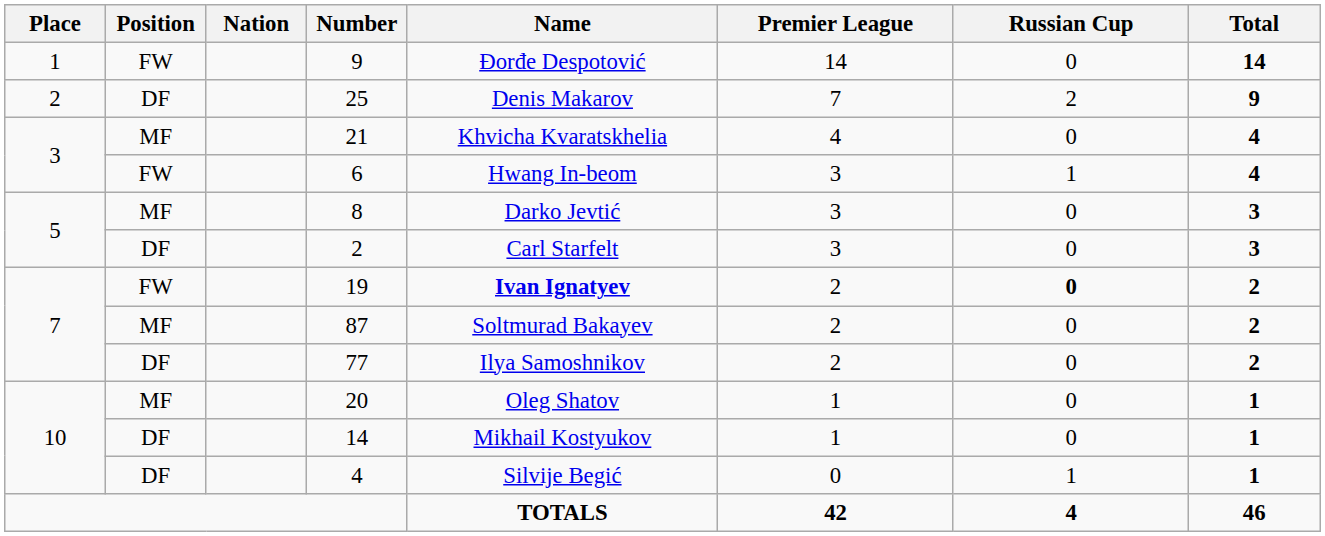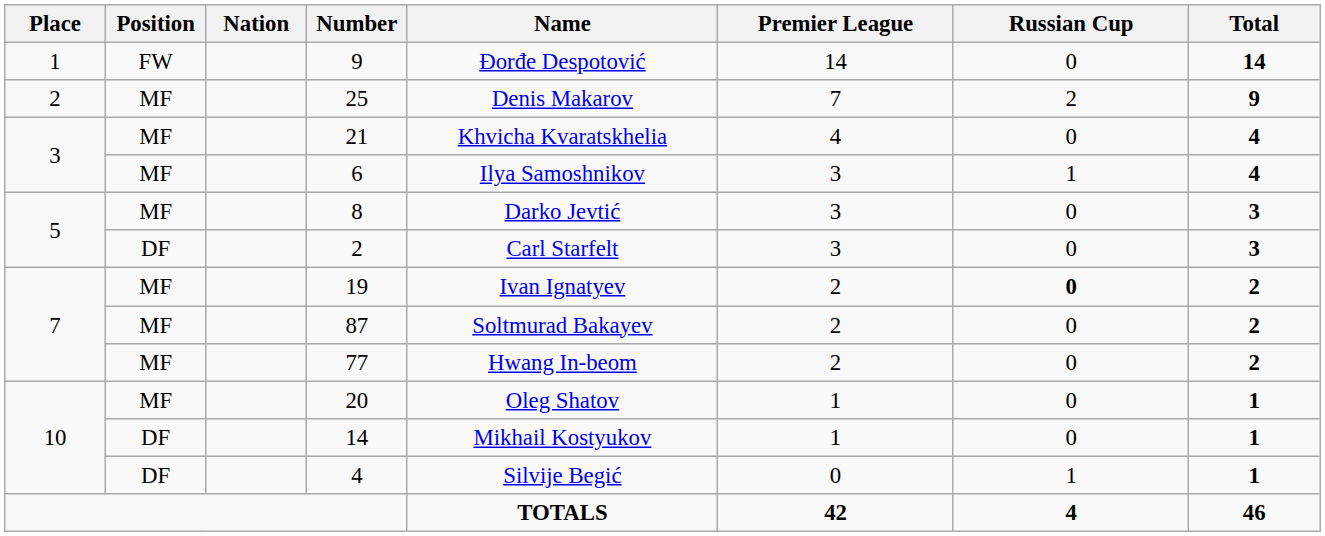(156, 98) DF -> (156, 98) MF
(156, 173) FW -> (156, 173) MF
(562, 173) Hwang In-beom -> (562, 173) Ilya Samoshnikov
(156, 286) FW -> (156, 286) MF
(562, 286) bold -> (562, 286) normal
(156, 361) DF -> (156, 361) MF
(562, 361) Ilya Samoshnikov -> (562, 361) Hwang In-beom
